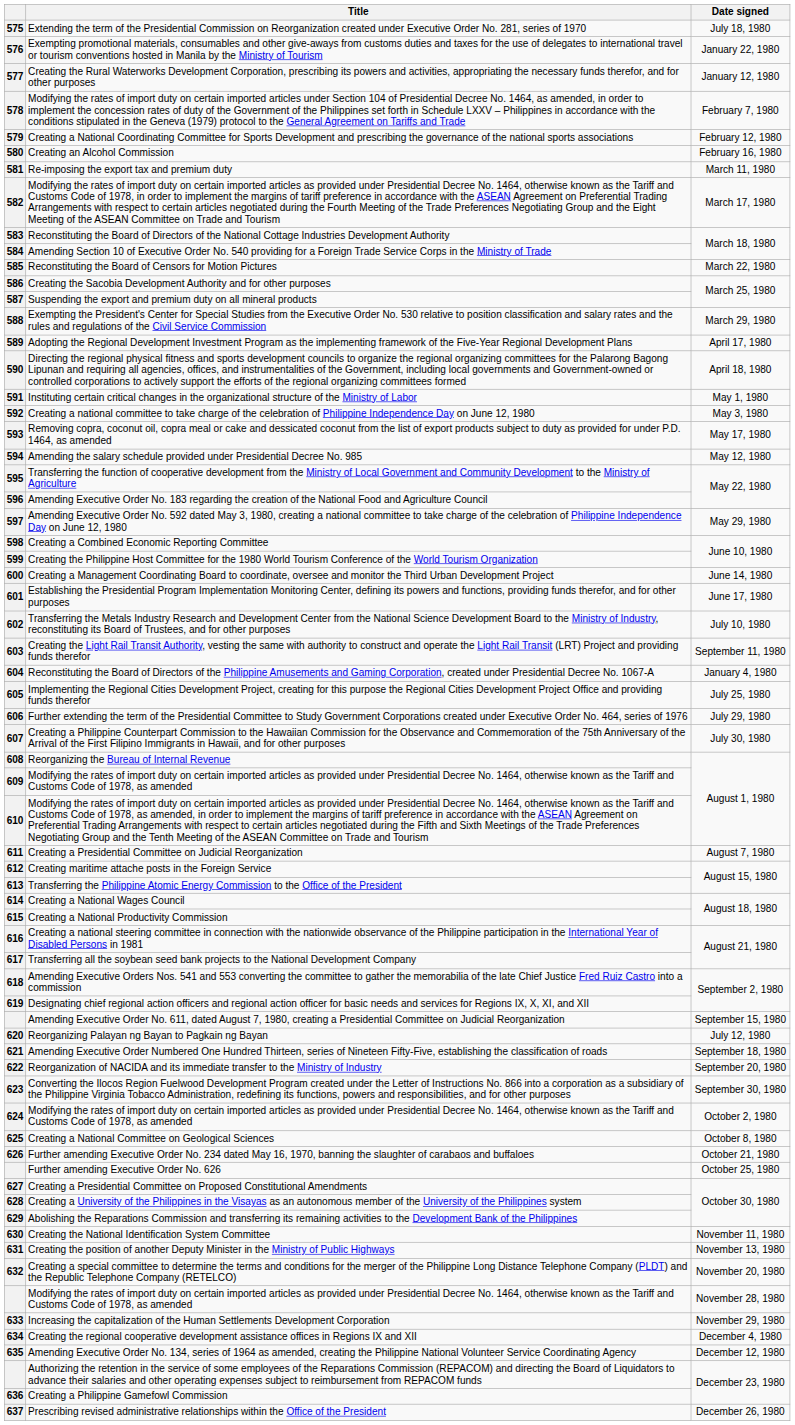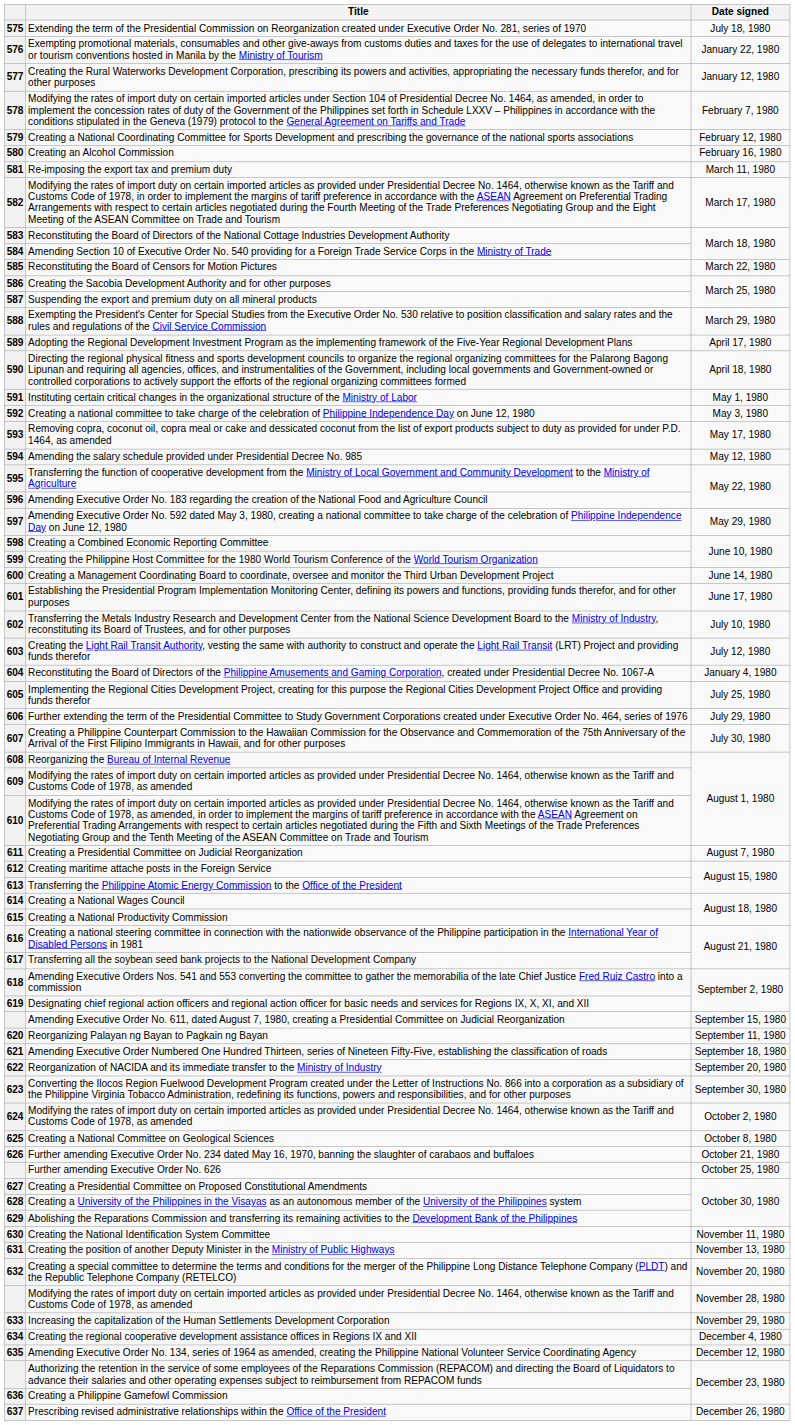(740, 651) September 11, 1980 -> (740, 651) July 12, 1980
(740, 1036) July 12, 1980 -> (740, 1036) September 11, 1980
